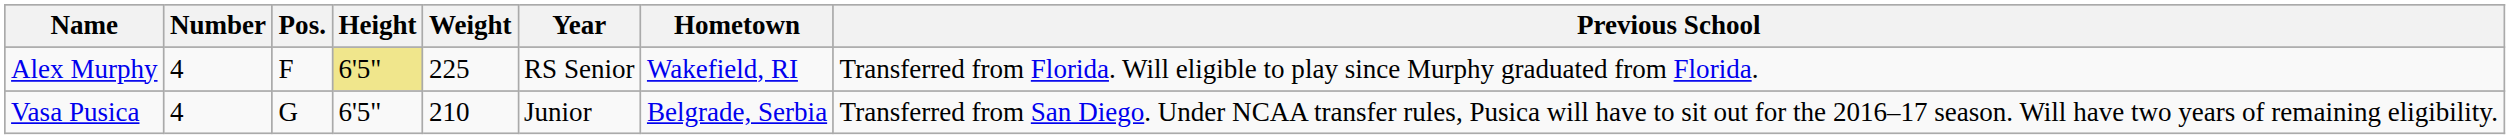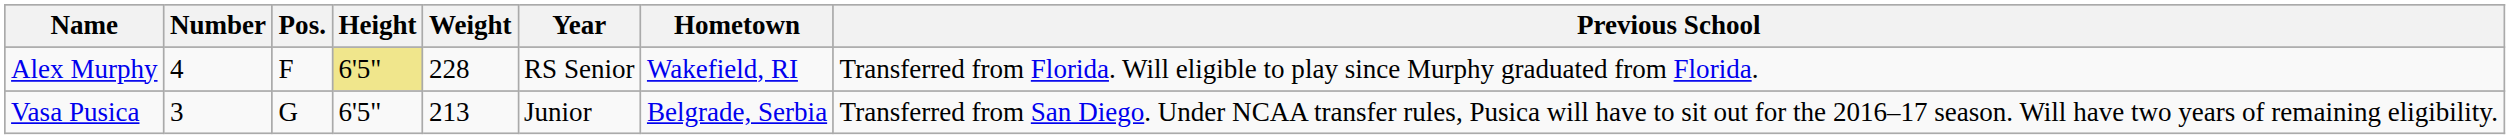(449, 68) 225 -> (449, 68) 228
(177, 111) 4 -> (177, 111) 3
(449, 111) 210 -> (449, 111) 213
